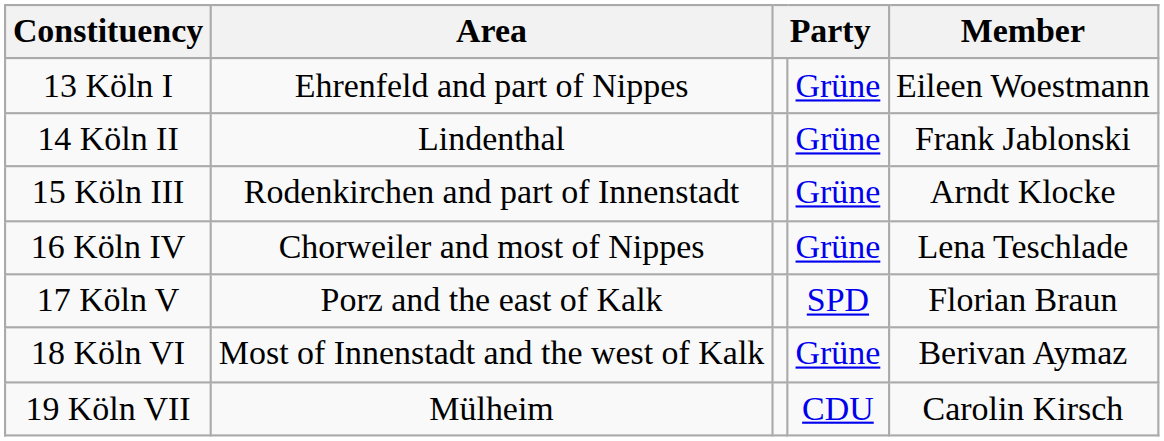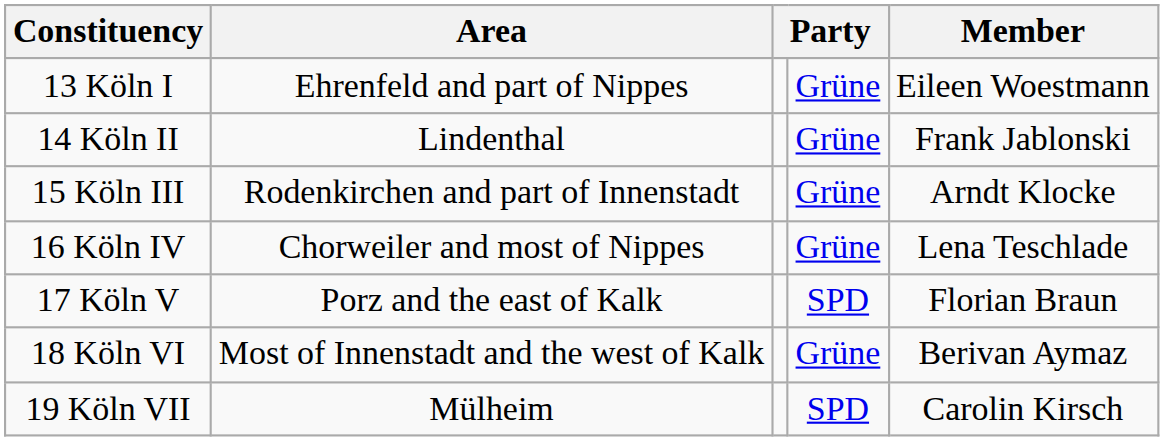(838, 407) CDU -> (838, 407) SPD
